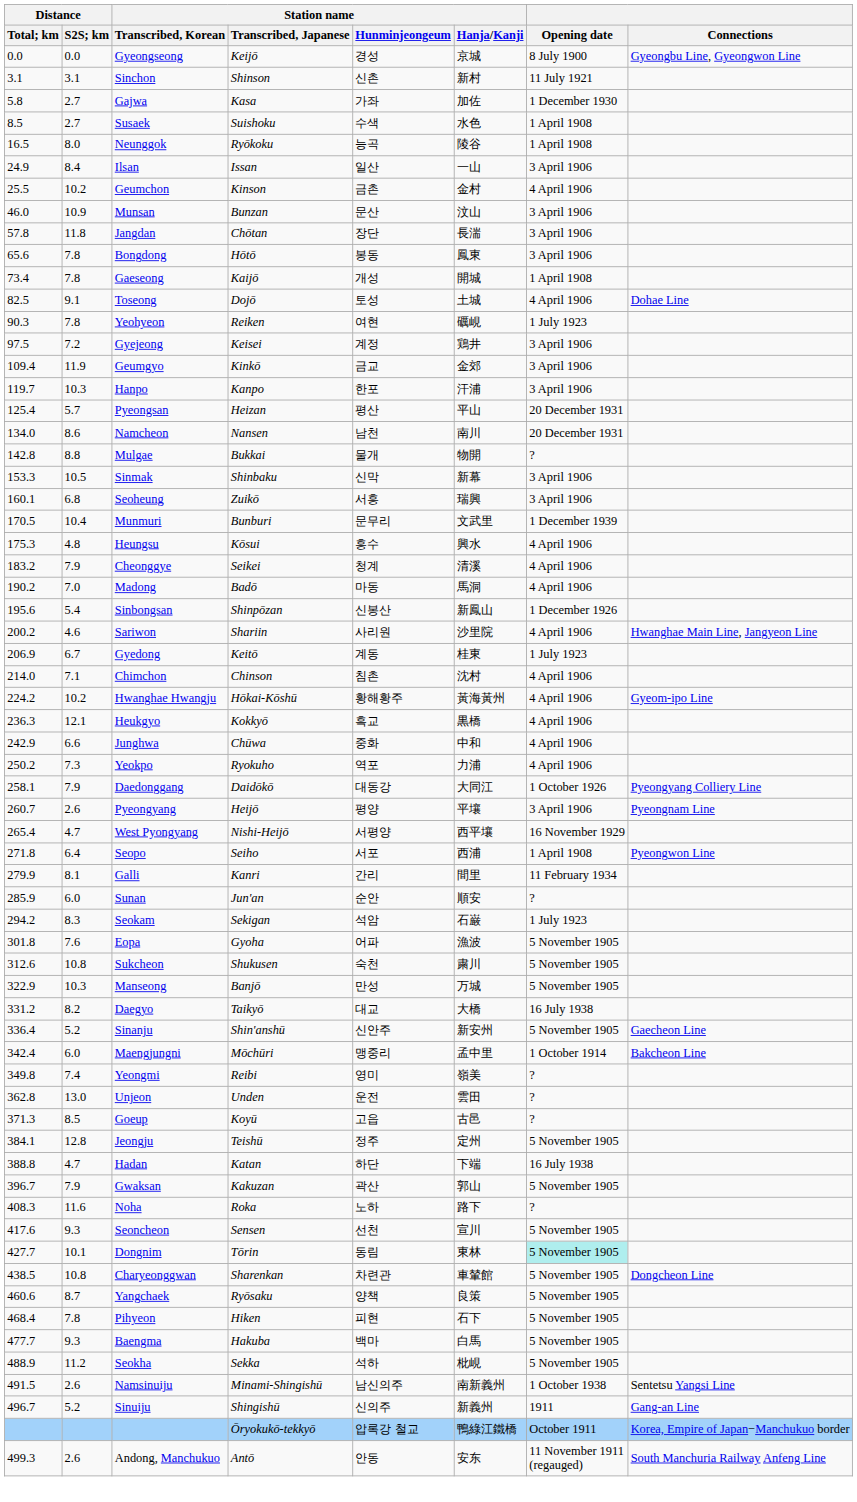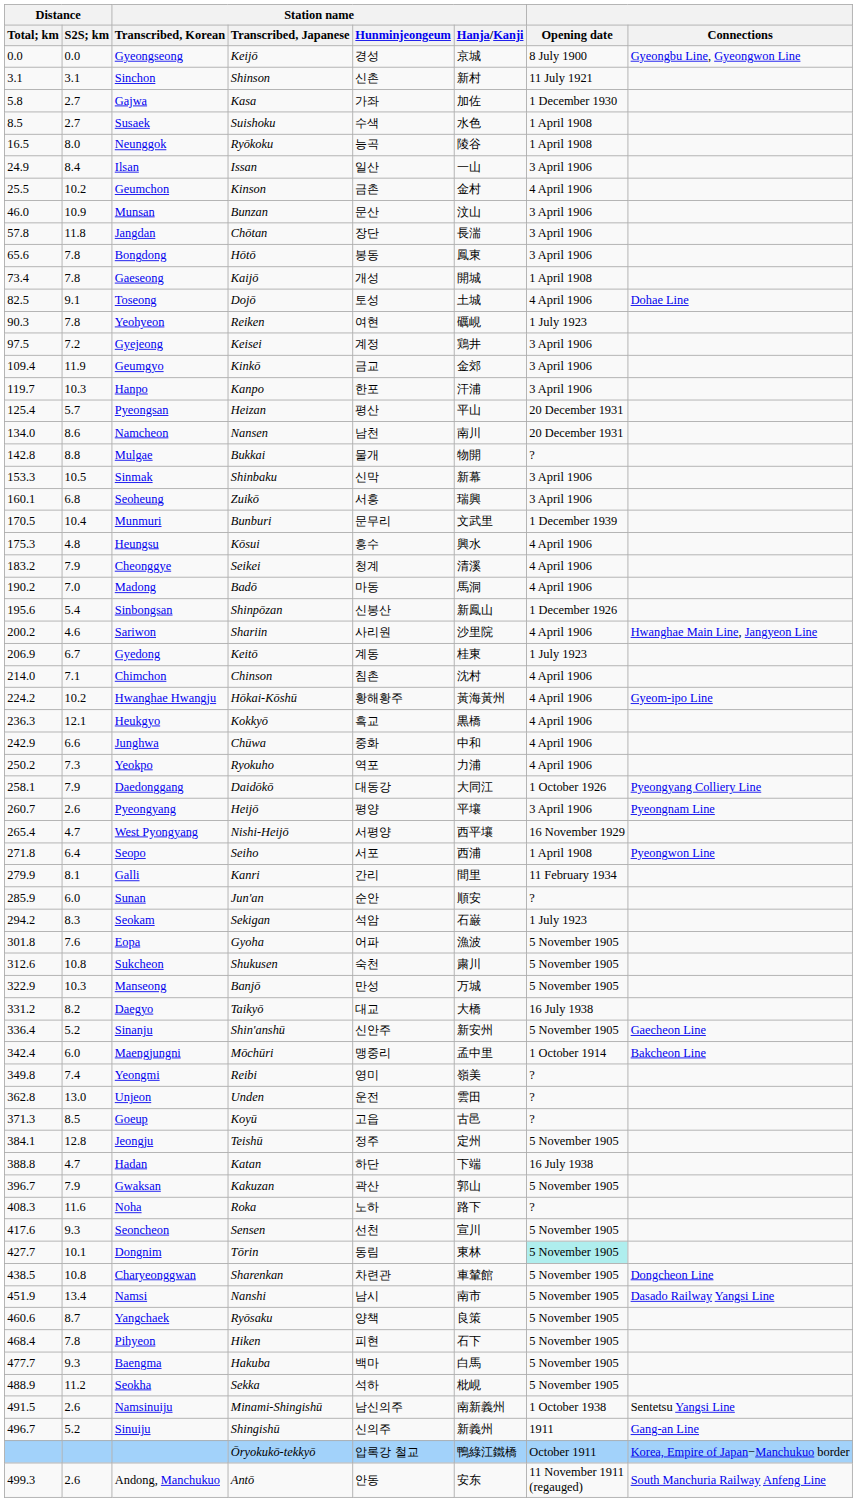+ row: (131, 1296)
